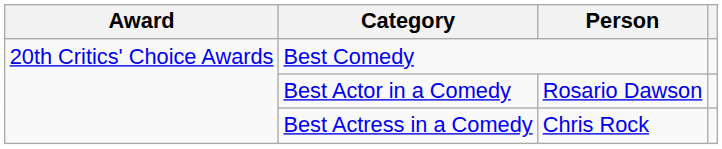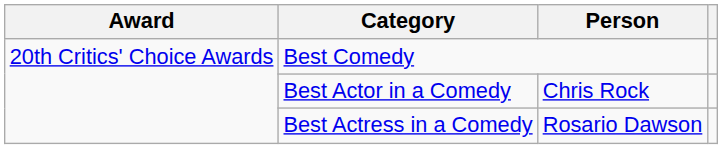(622, 90) Rosario Dawson -> (596, 90) Chris Rock
(596, 125) Chris Rock -> (622, 125) Rosario Dawson
